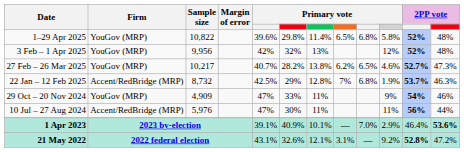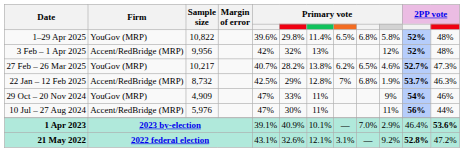(119, 52) YouGov (MRP) -> (137, 52) Accent/RedBridge (MRP)
